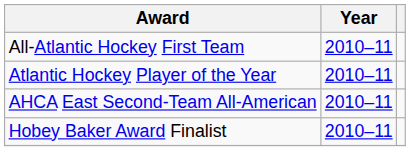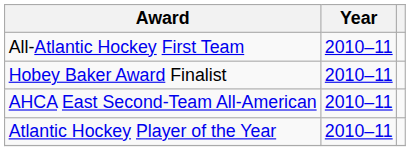rows swapped: (142, 74) <-> (118, 131)
